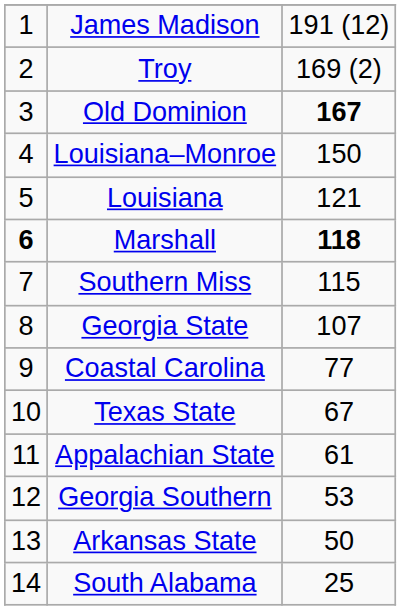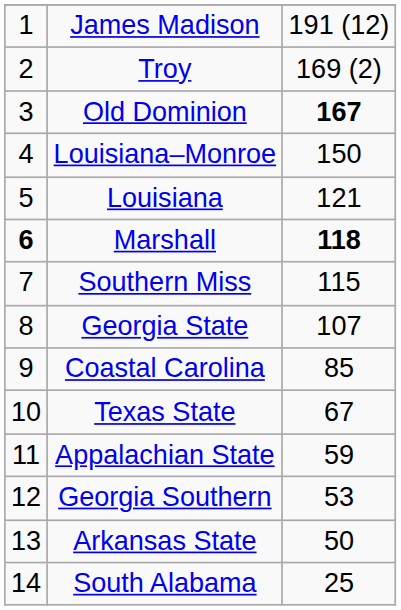(339, 369) 77 -> (339, 369) 85
(339, 454) 61 -> (339, 454) 59
